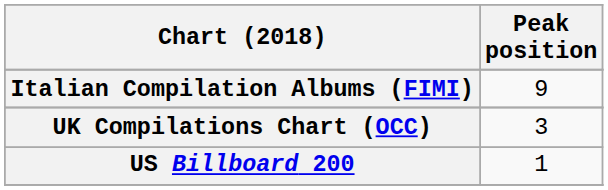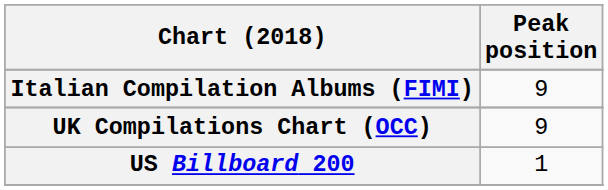(541, 127) 3 -> (541, 127) 9
